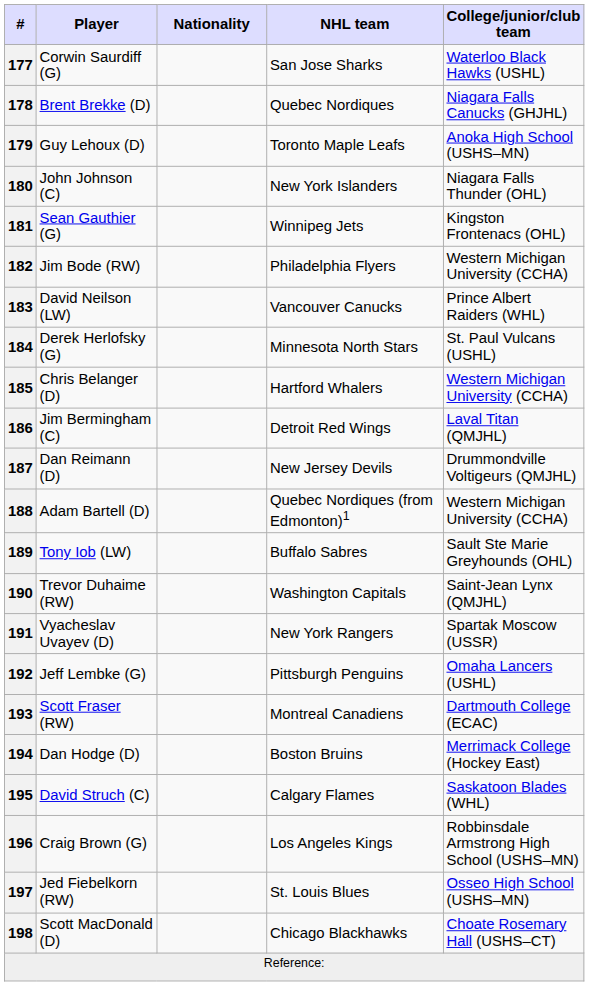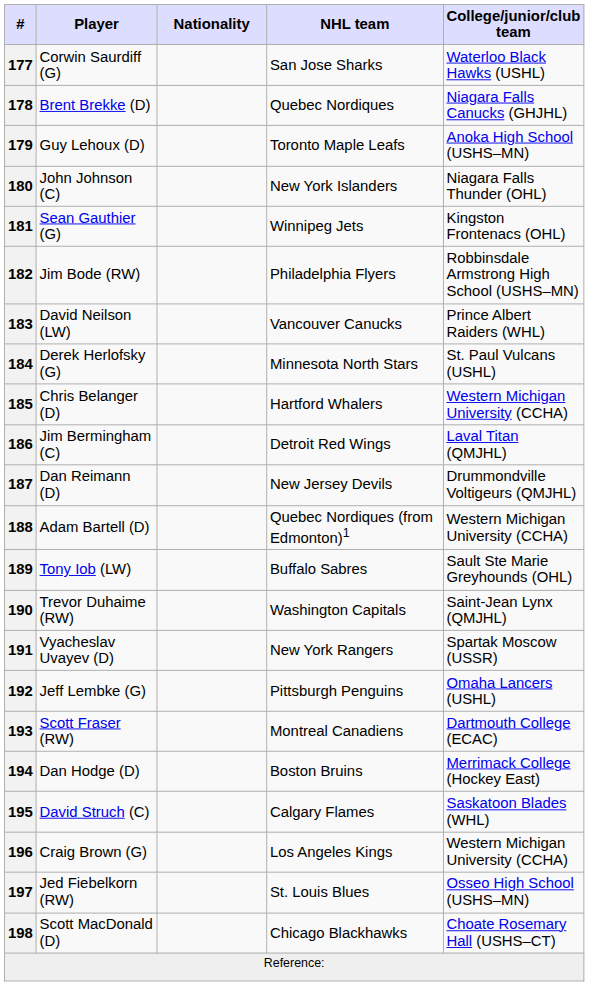(507, 266) Western Michigan University (CCHA) -> (513, 275) Robbinsdale Armstrong High School (USHS–MN)
(513, 843) Robbinsdale Armstrong High School (USHS–MN) -> (507, 852) Western Michigan University (CCHA)
